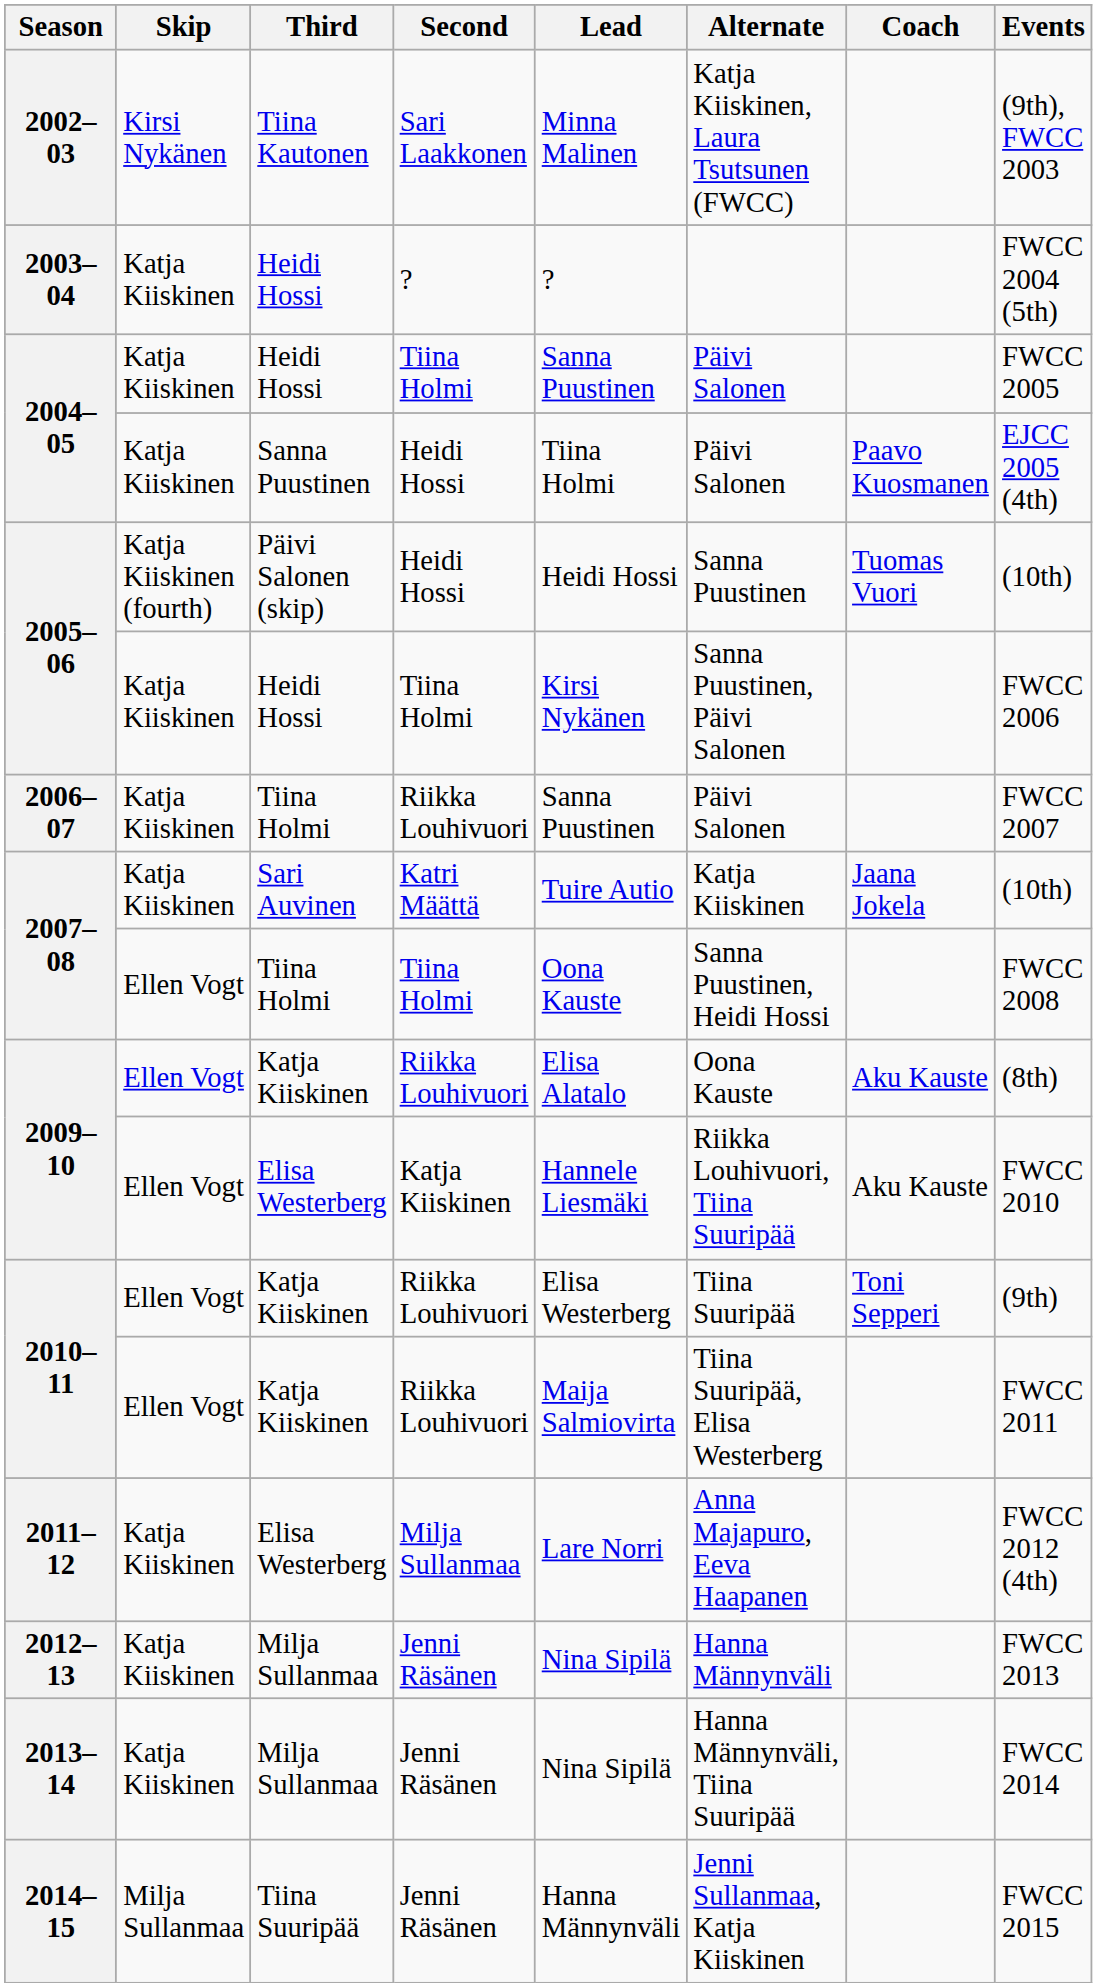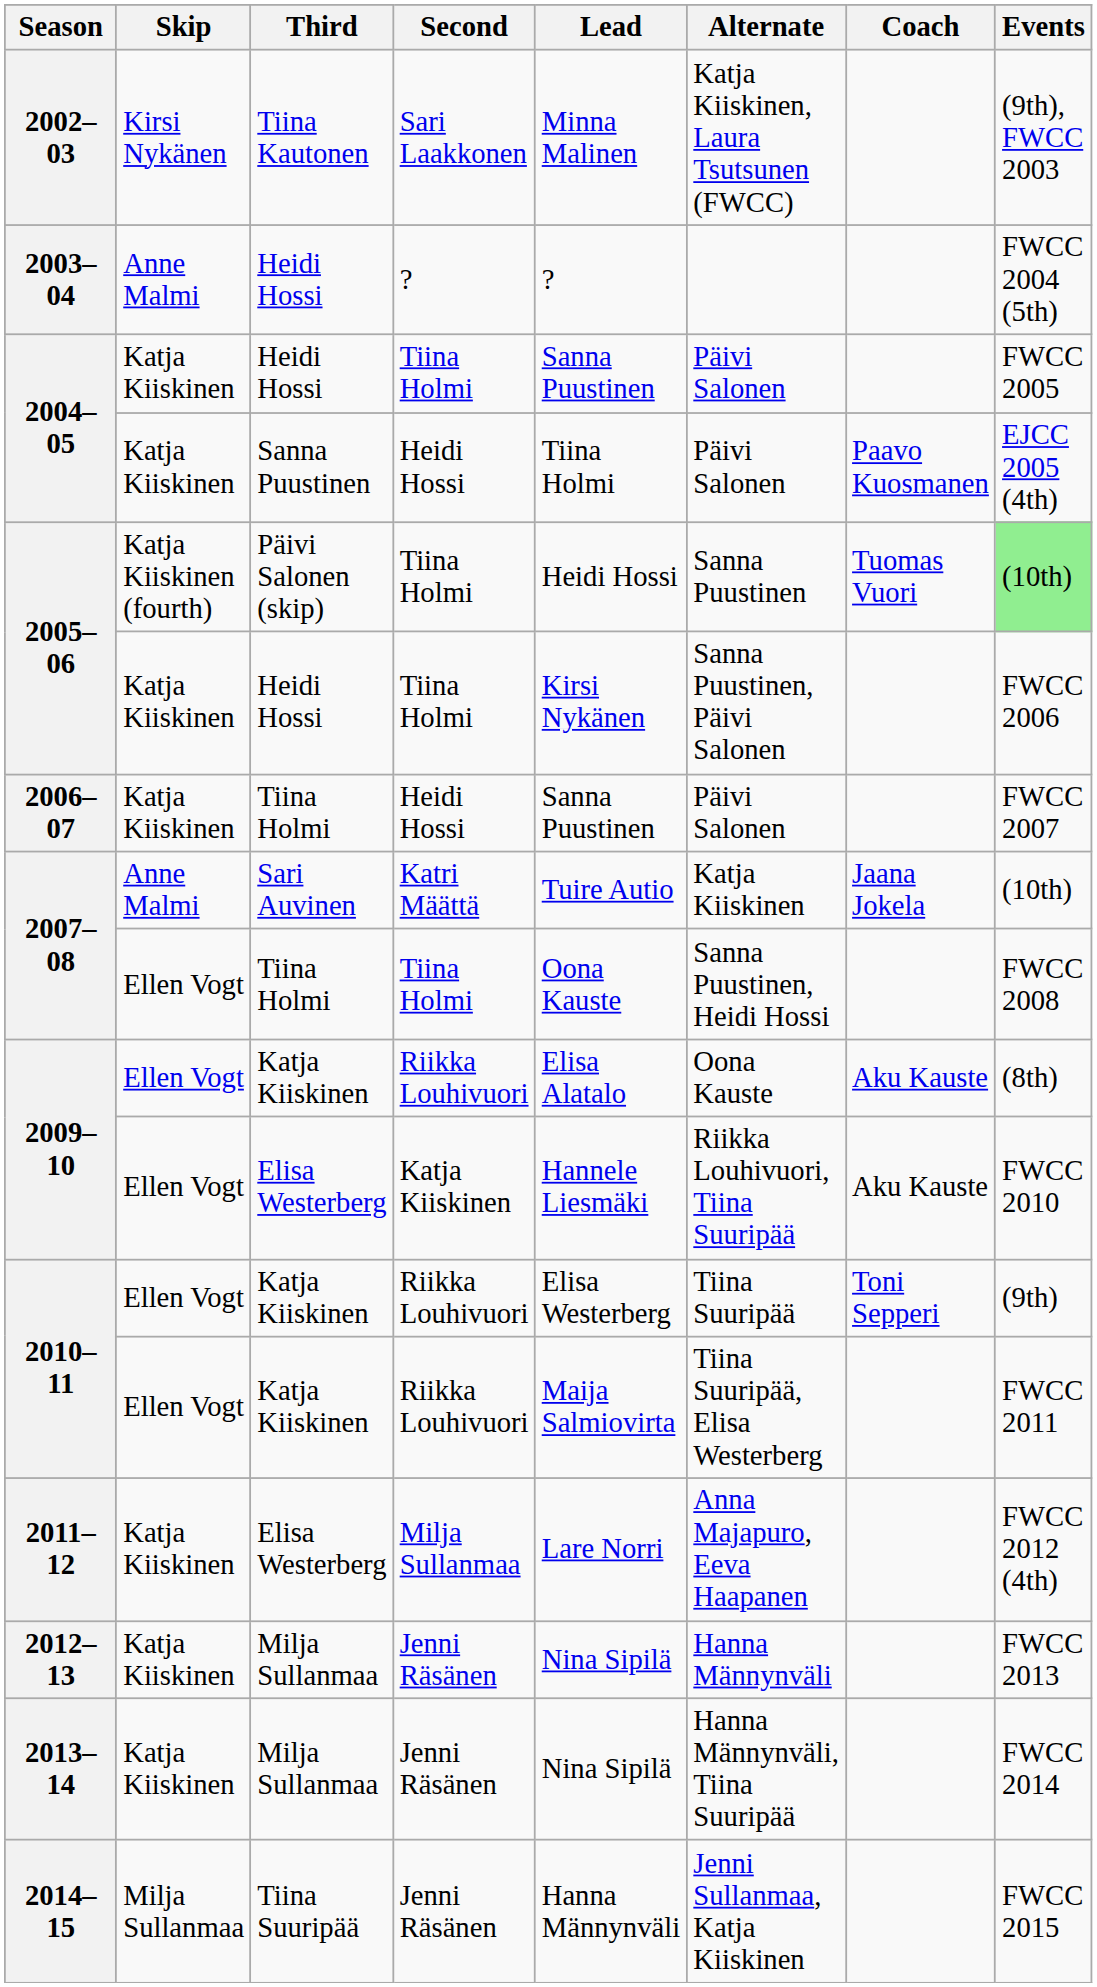(179, 279) Katja Kiiskinen -> (161, 279) Anne Malmi
(432, 576) Heidi Hossi -> (436, 576) Tiina Holmi
(1037, 576) no background -> (1037, 576) lightgreen background
(464, 812) Riikka Louhivuori -> (432, 812) Heidi Hossi
(179, 889) Katja Kiiskinen -> (161, 889) Anne Malmi
